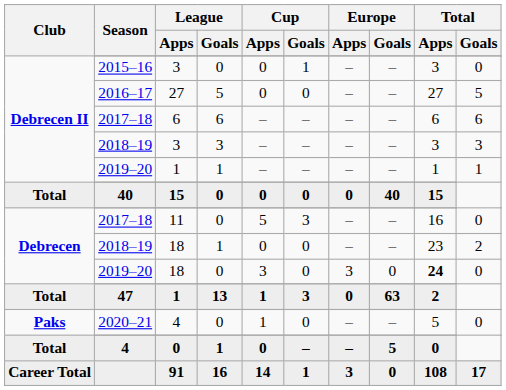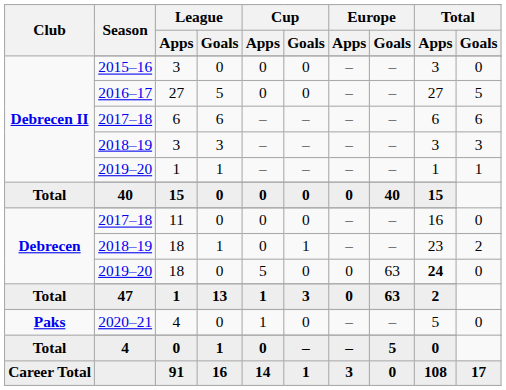(306, 68) 1 -> (306, 68) 0
(263, 220) 5 -> (263, 220) 0
(306, 220) 3 -> (306, 220) 0
(306, 246) 0 -> (306, 246) 1
(263, 271) 3 -> (263, 271) 5
(349, 271) 3 -> (349, 271) 0
(392, 271) 0 -> (392, 271) 63
